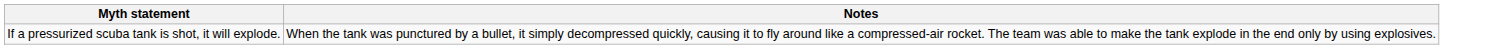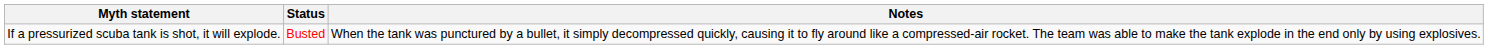+ column: (306, 14)
